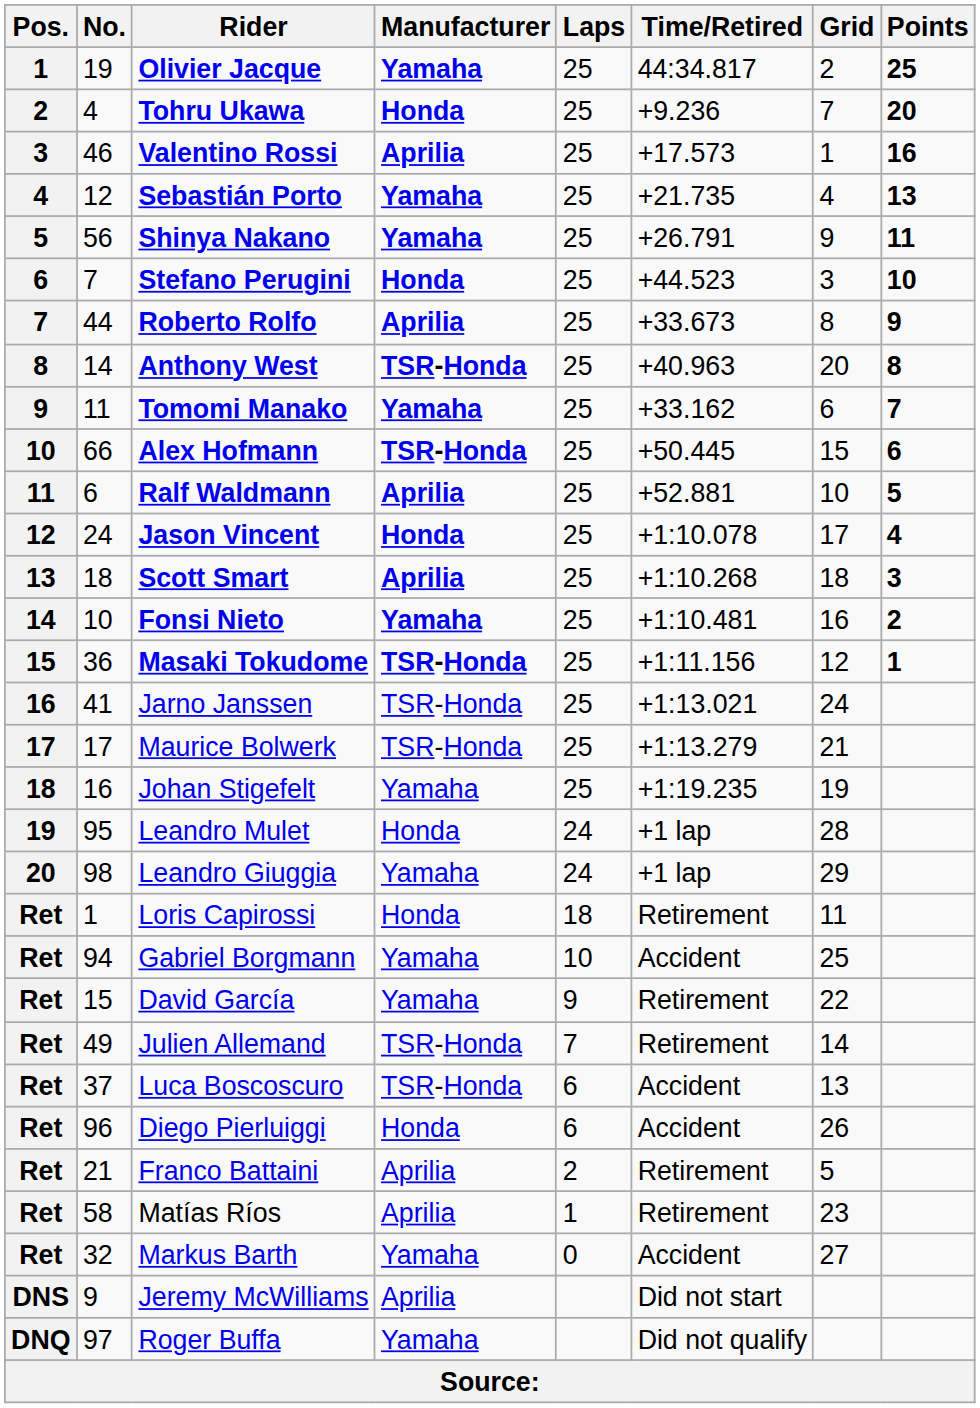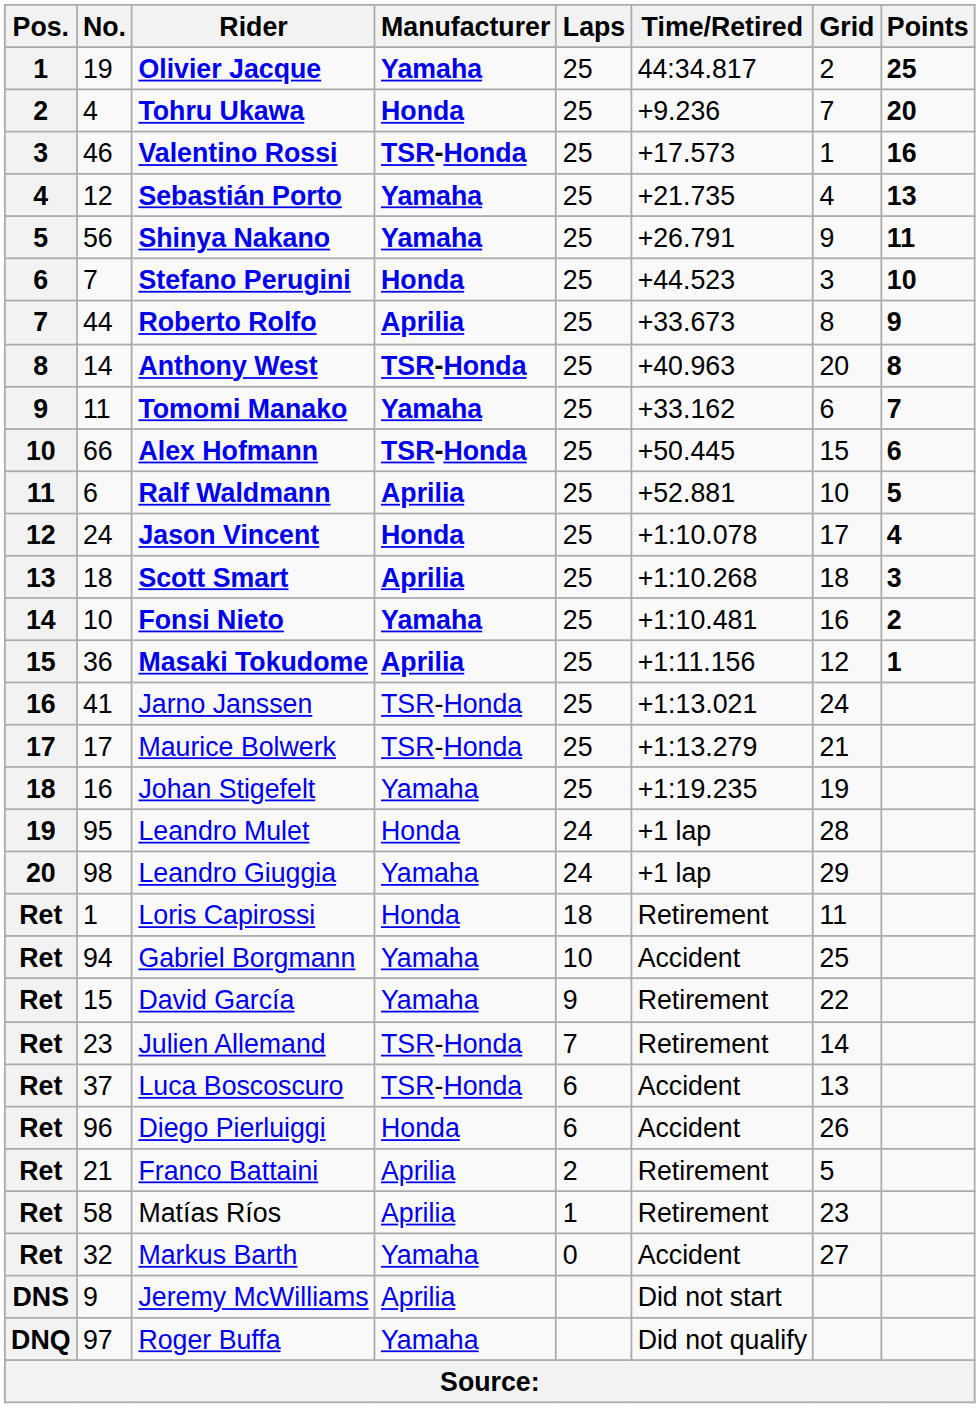(423, 153) Aprilia -> (454, 153) TSR-Honda
(454, 661) TSR-Honda -> (423, 661) Aprilia
(98, 1043) 49 -> (98, 1043) 23
